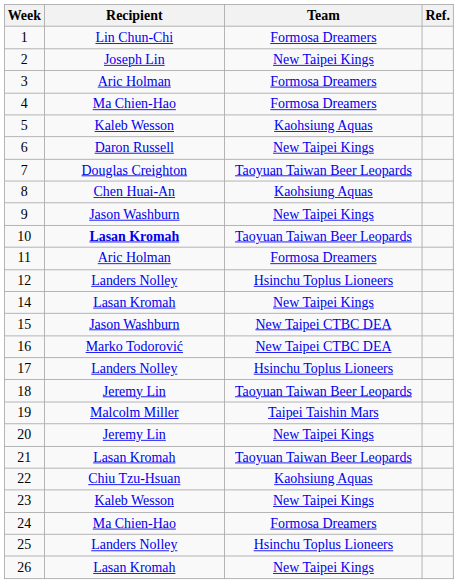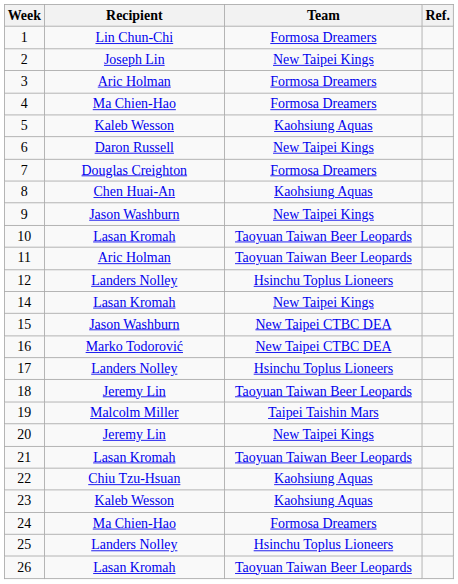(323, 170) Taoyuan Taiwan Beer Leopards -> (323, 170) Formosa Dreamers
(134, 236) bold -> (134, 236) normal
(323, 258) Formosa Dreamers -> (323, 258) Taoyuan Taiwan Beer Leopards
(323, 501) New Taipei Kings -> (323, 501) Kaohsiung Aquas
(323, 567) New Taipei Kings -> (323, 567) Taoyuan Taiwan Beer Leopards
